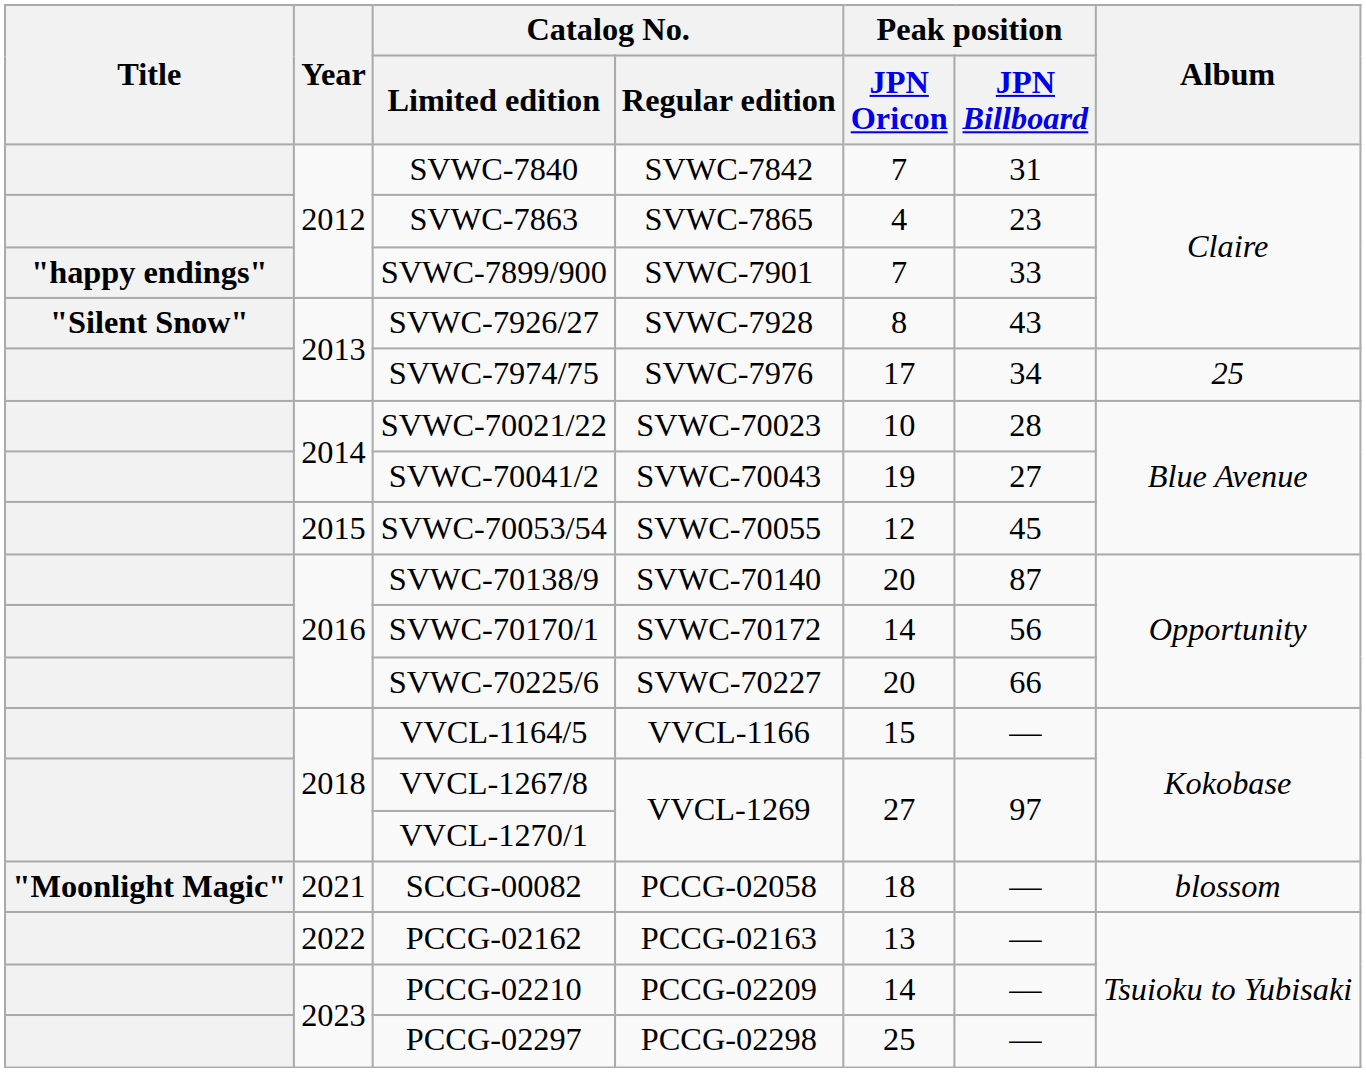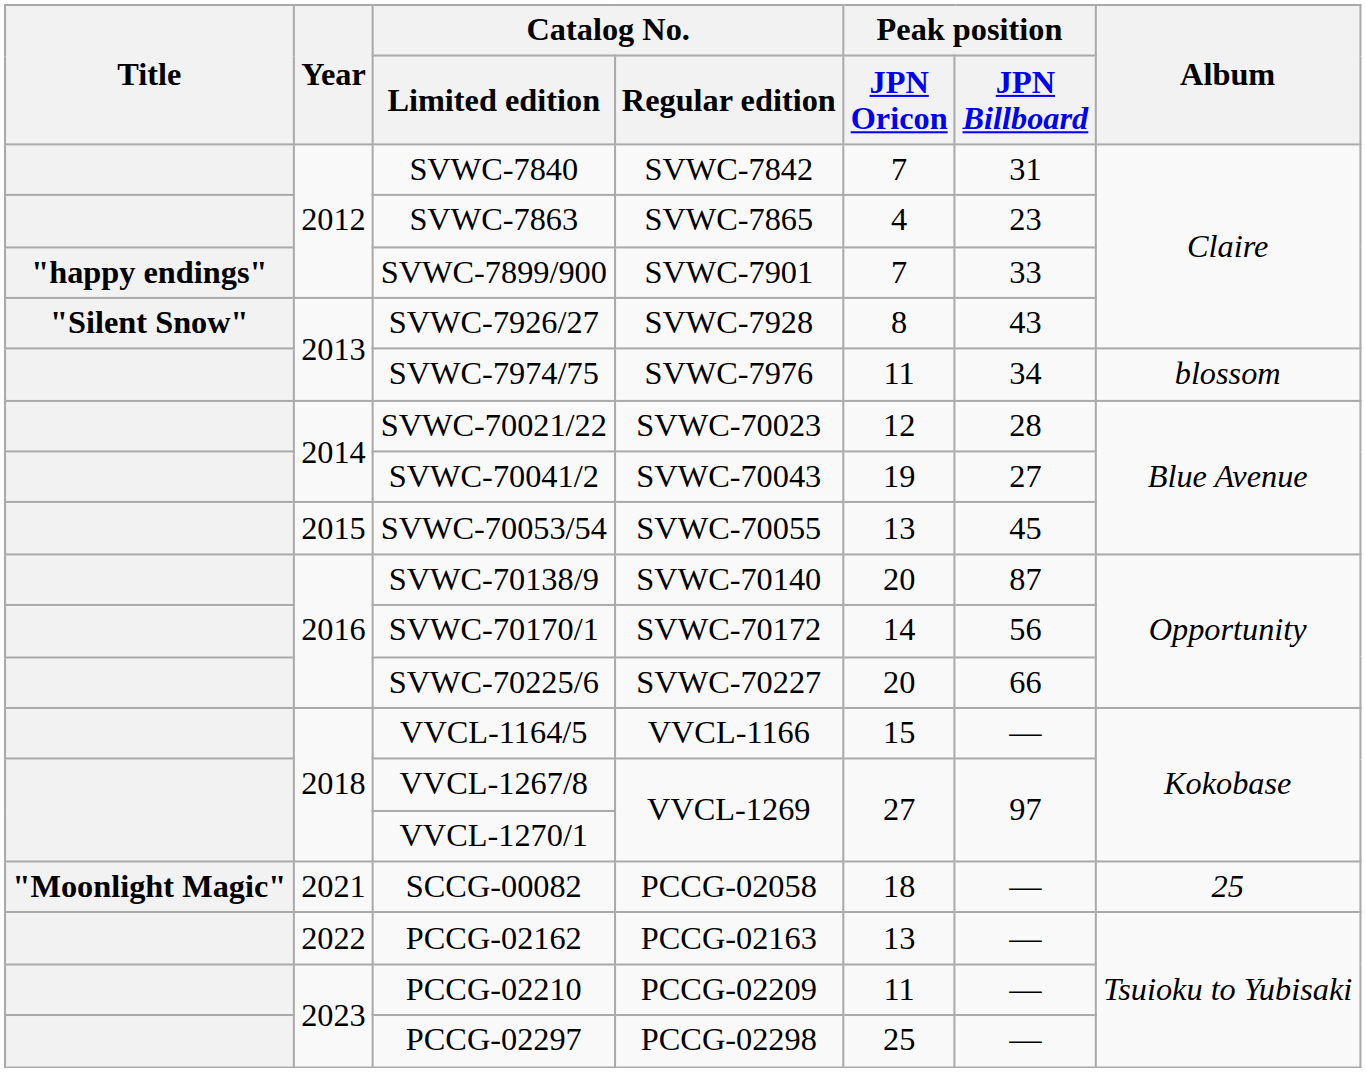(899, 374) 17 -> (899, 374) 11
(1228, 374) 25 -> (1228, 374) blossom
(899, 425) 10 -> (899, 425) 12
(899, 527) 12 -> (899, 527) 13
(1228, 886) blossom -> (1228, 886) 25
(899, 989) 14 -> (899, 989) 11
